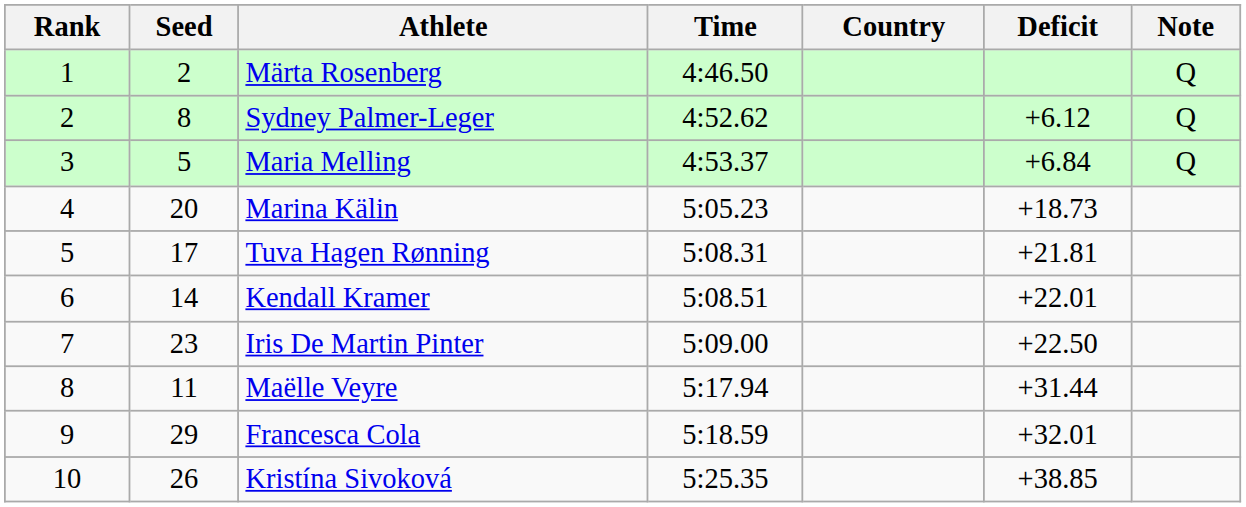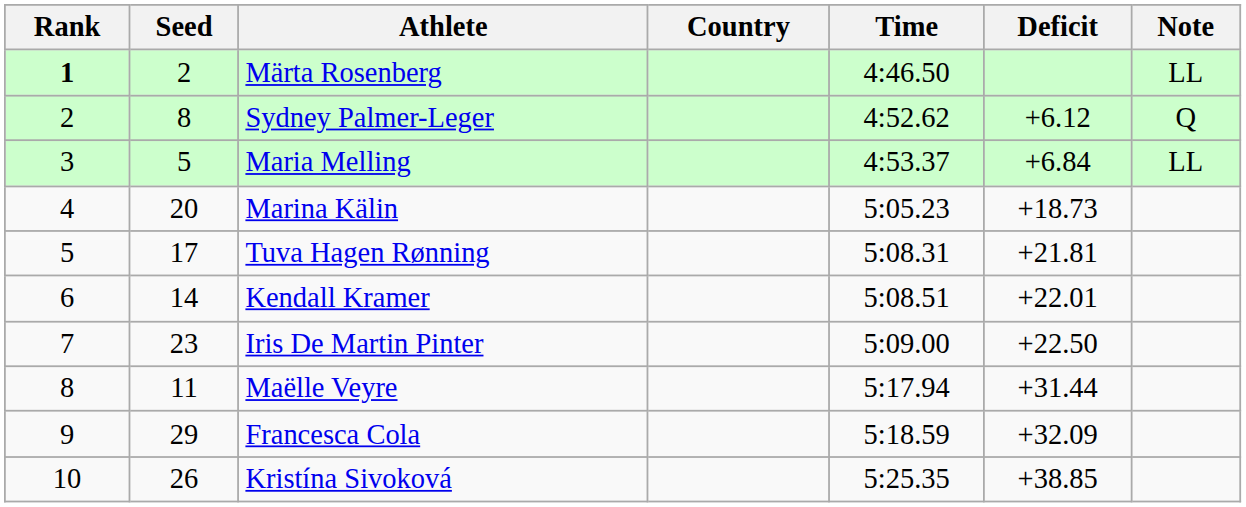columns swapped: (894, 27) <-> (725, 27)
(67, 72) normal -> (67, 72) bold
(1186, 72) Q -> (1186, 72) LL
(1186, 162) Q -> (1186, 162) LL
(1058, 433) +32.01 -> (1058, 433) +32.09
